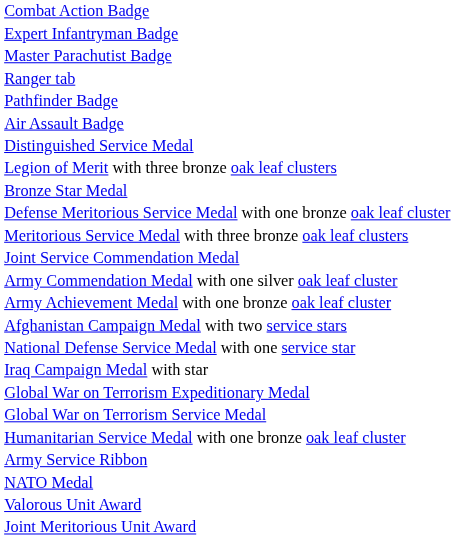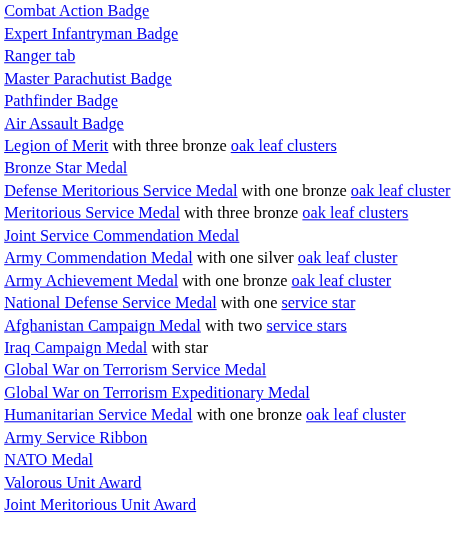rows swapped: (40, 78) <-> (88, 56)
- row: (99, 145)
rows swapped: (180, 347) <-> (175, 325)
rows swapped: (157, 392) <-> (135, 415)
